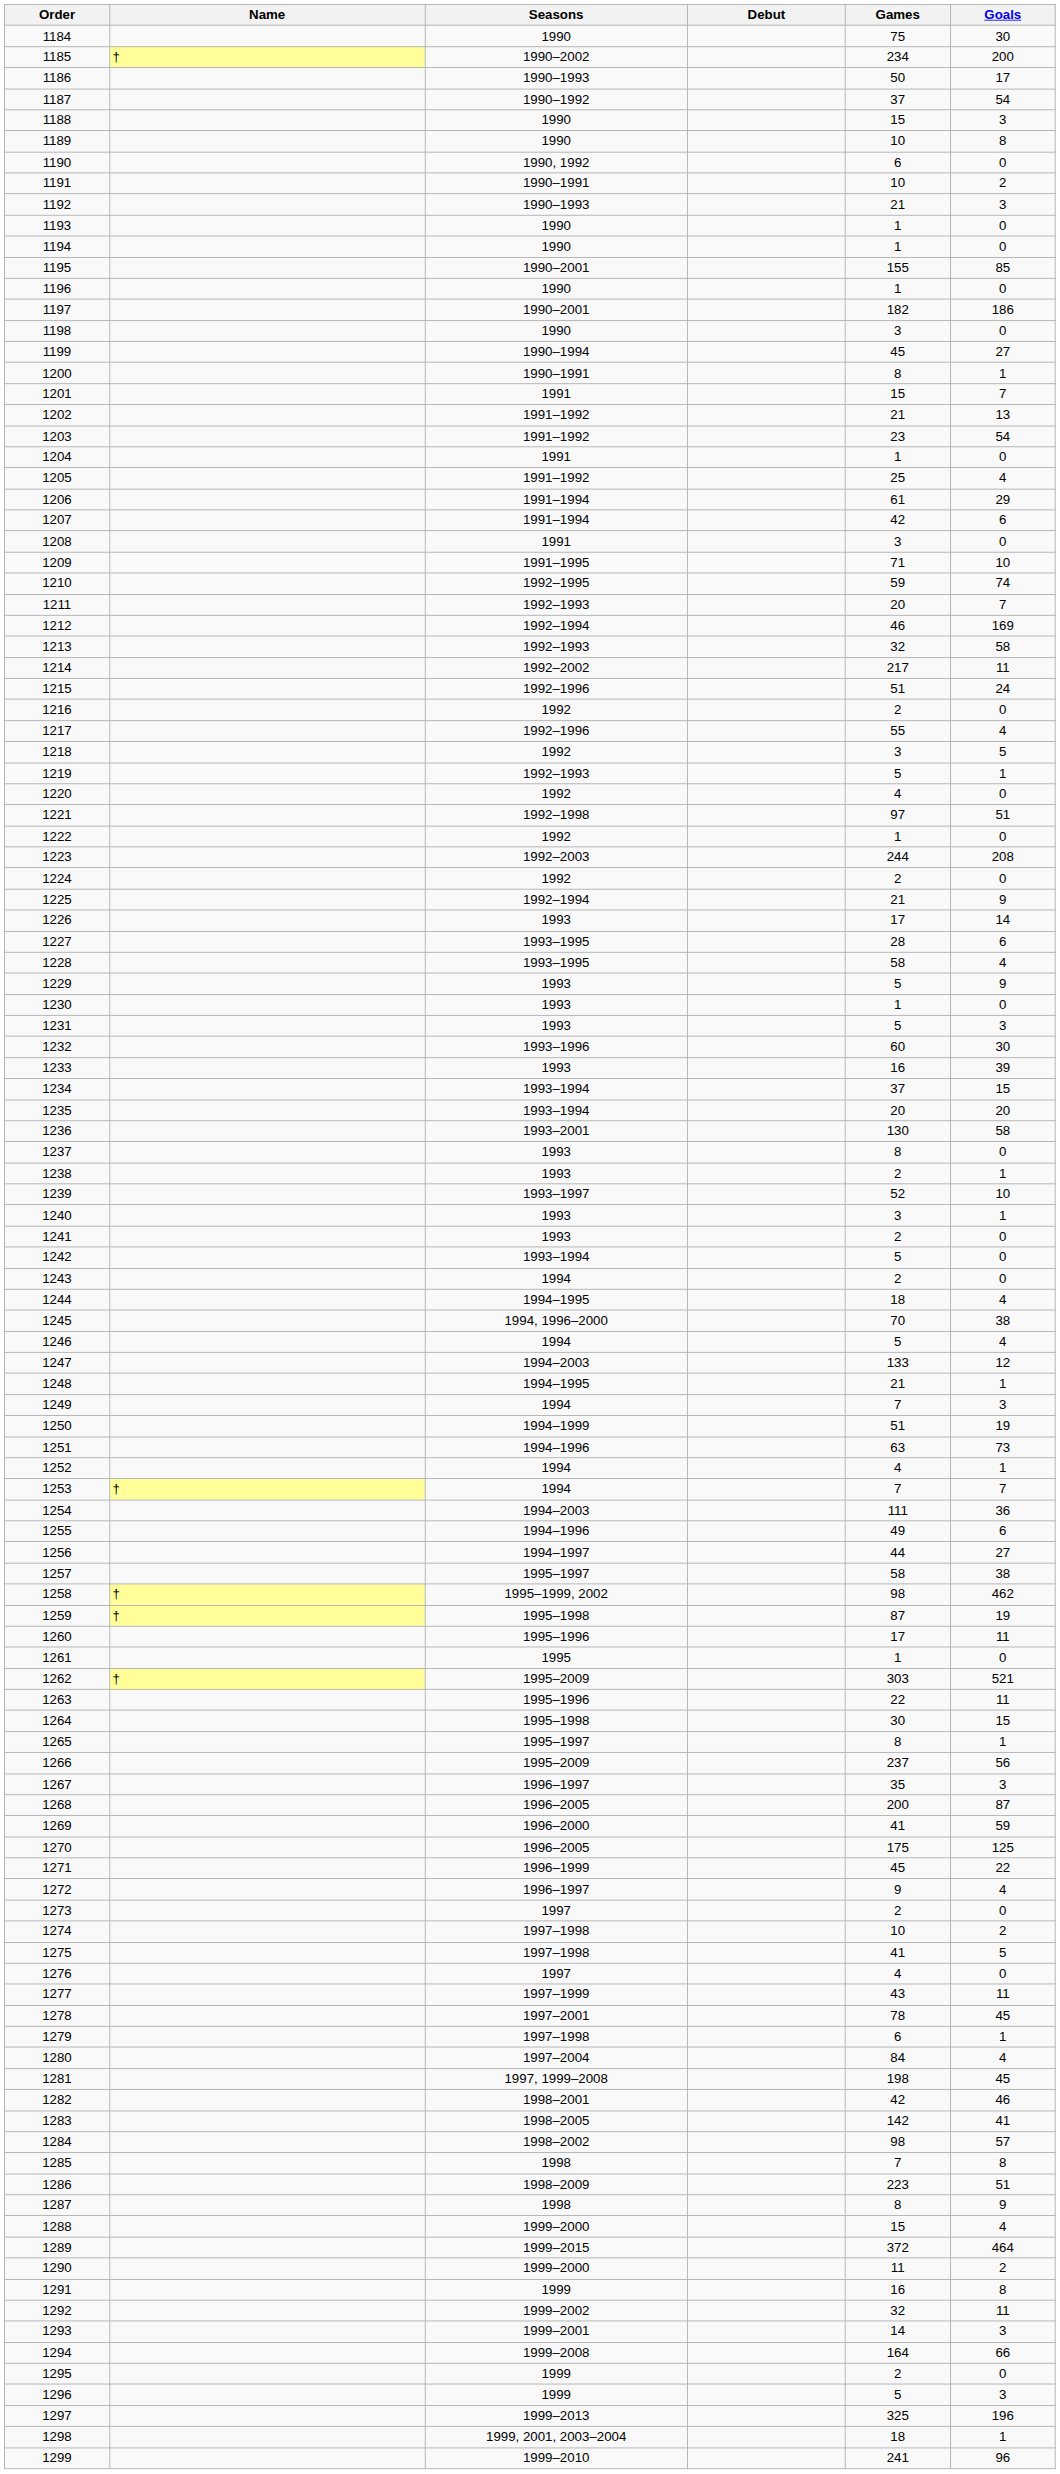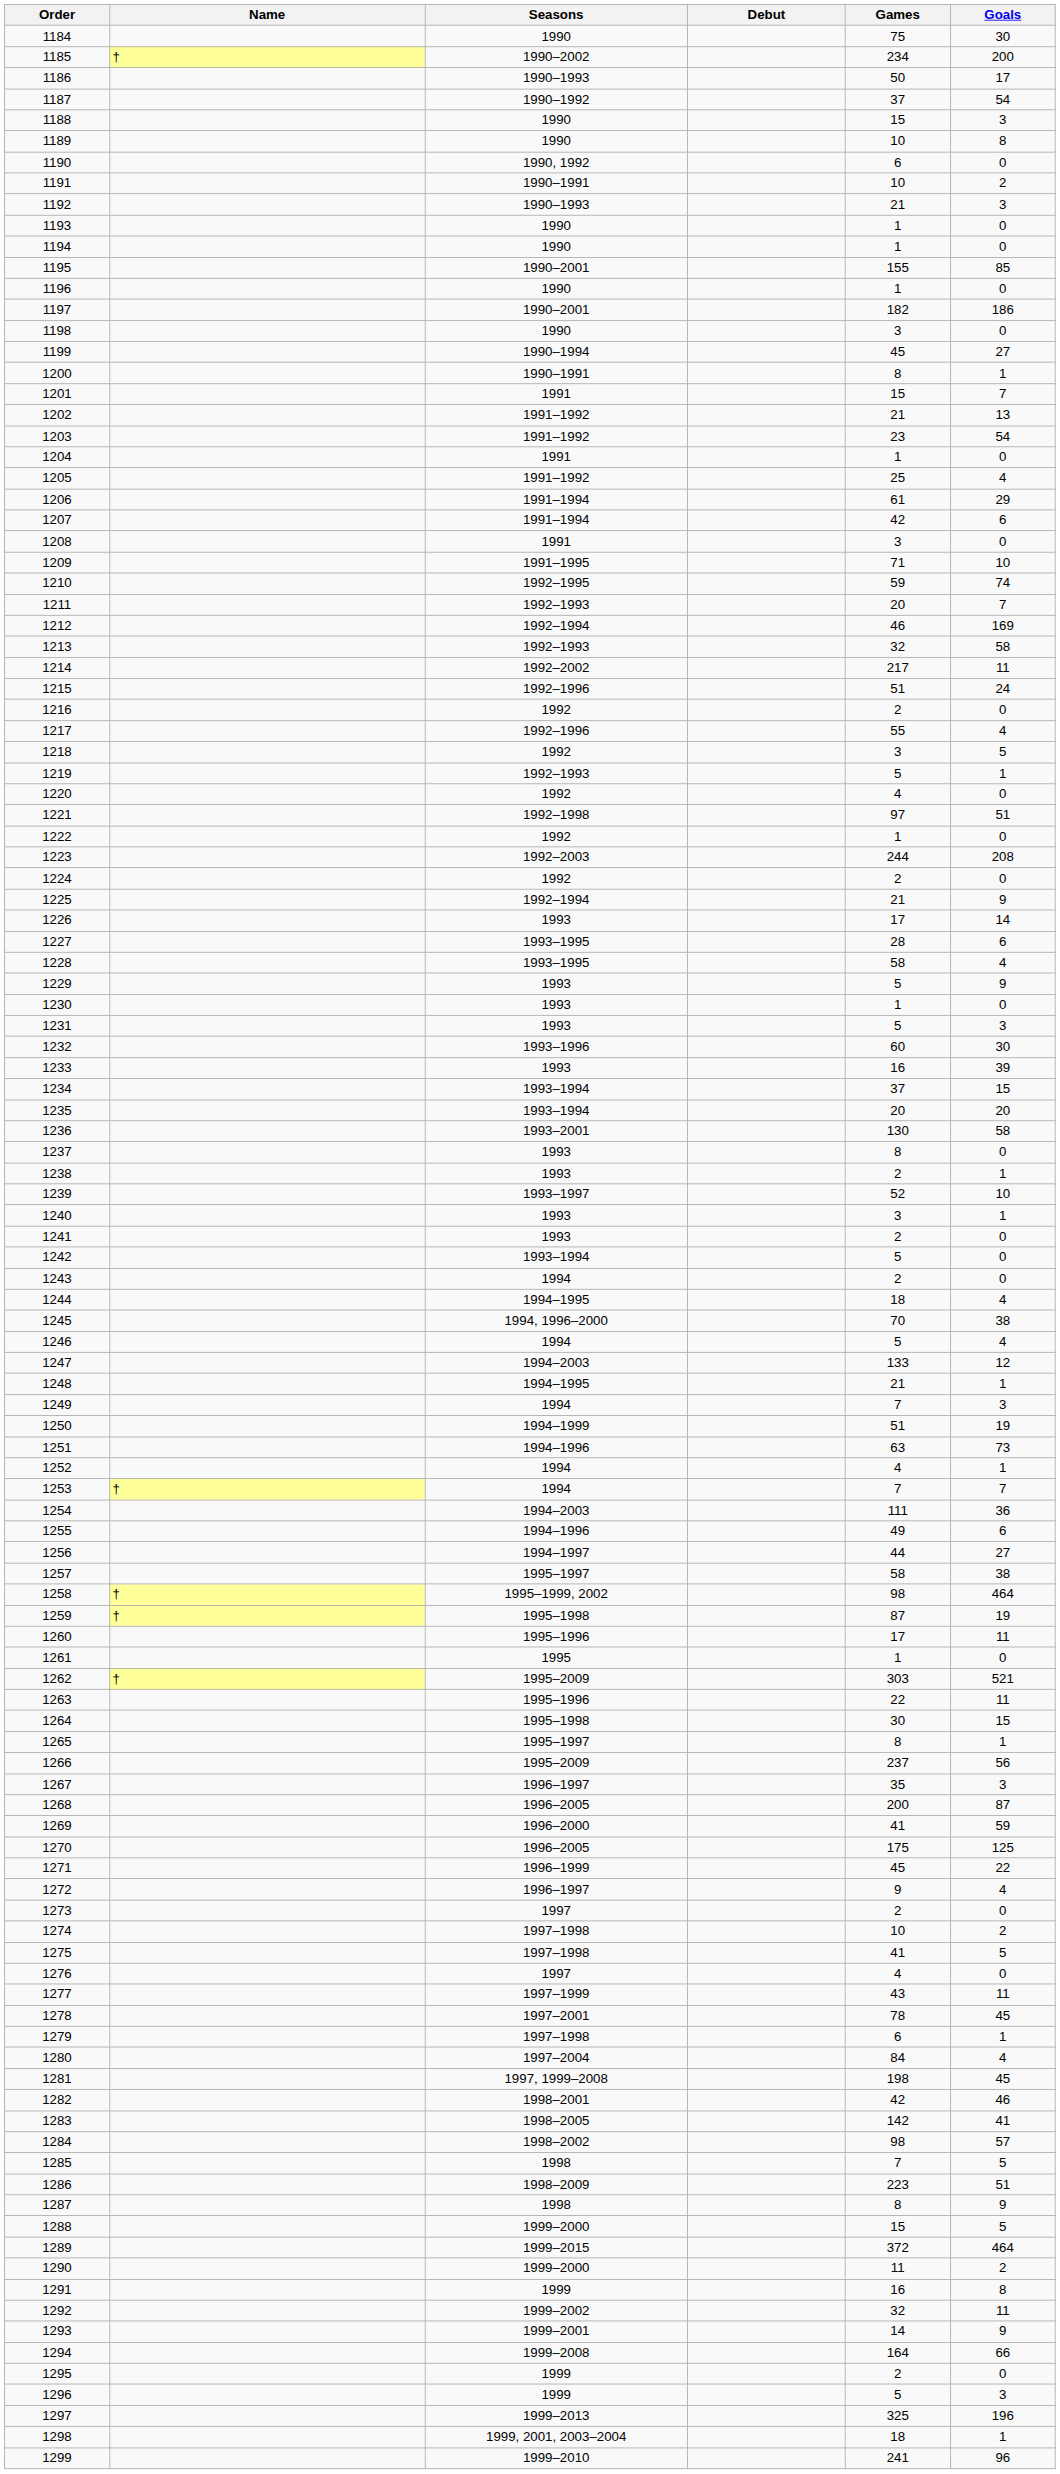(1003, 1594) 462 -> (1003, 1594) 464
(1003, 2163) 8 -> (1003, 2163) 5
(1003, 2226) 4 -> (1003, 2226) 5
(1003, 2331) 3 -> (1003, 2331) 9
